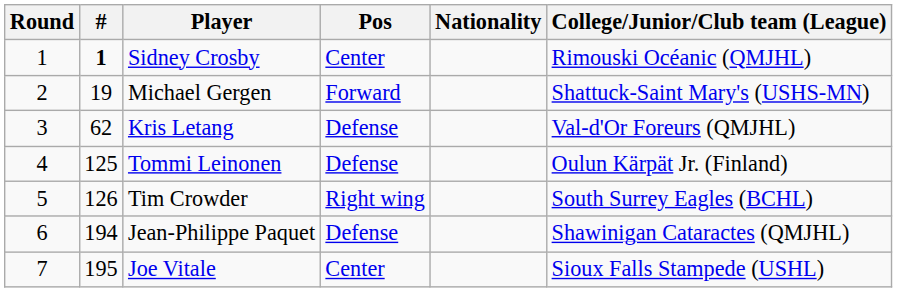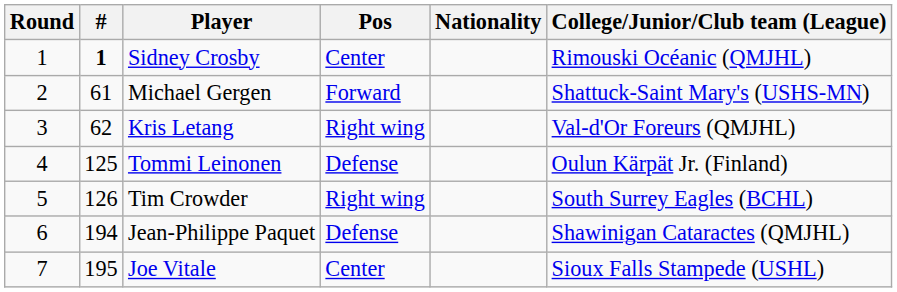(101, 92) 19 -> (101, 92) 61
(362, 127) Defense -> (375, 127) Right wing
